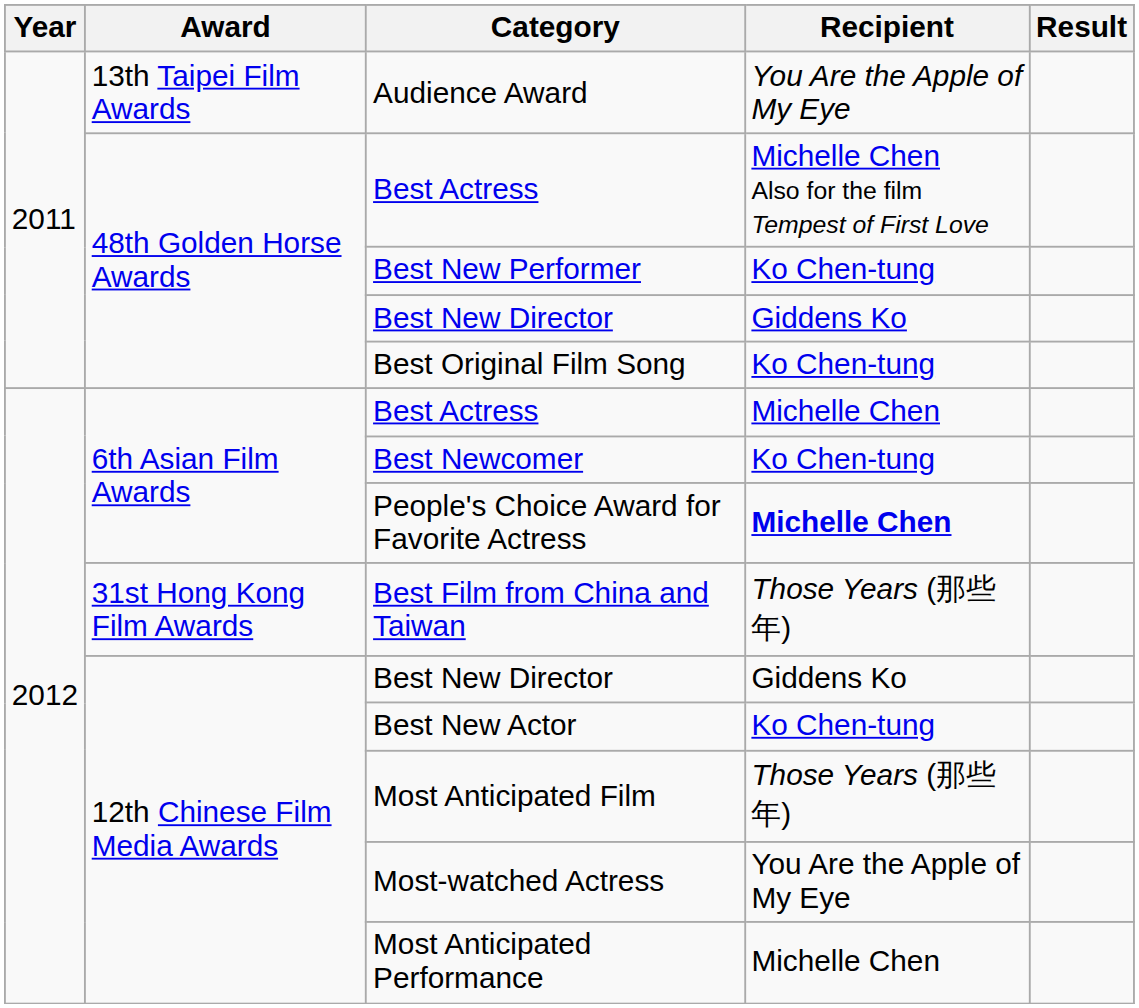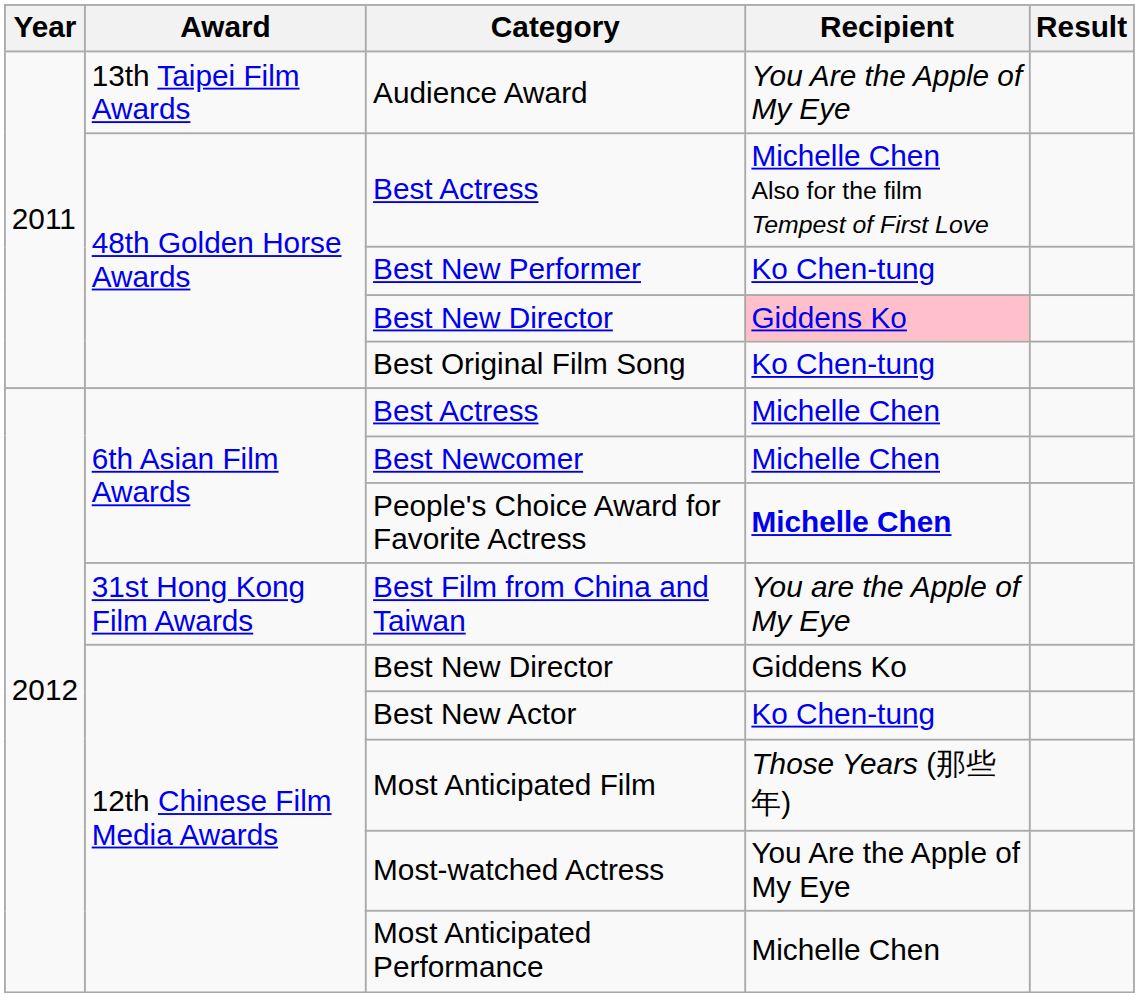(829, 317) no background -> (829, 317) pink background
(843, 458) Ko Chen-tung -> (846, 458) Michelle Chen
(874, 608) Those Years (那些年) -> (886, 603) You are the Apple of My Eye
